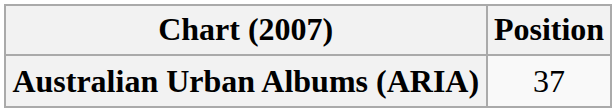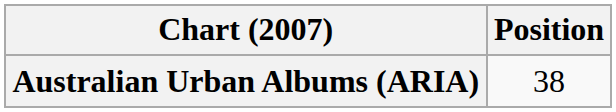(549, 80) 37 -> (549, 80) 38
